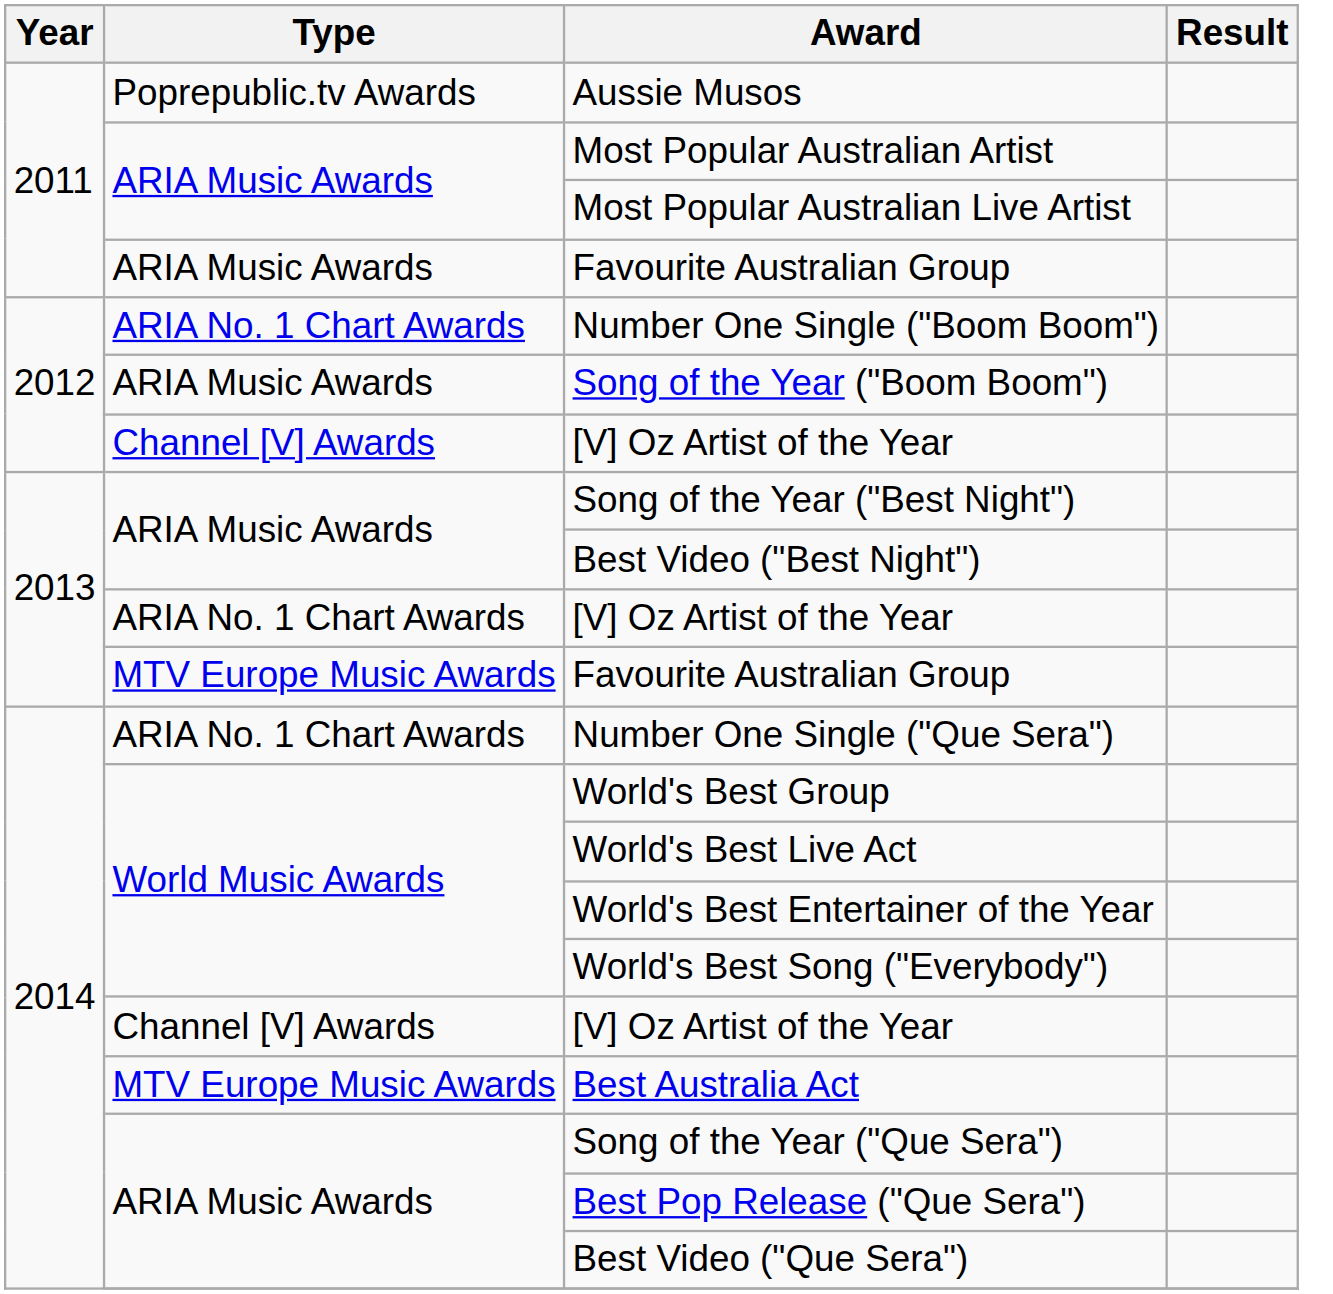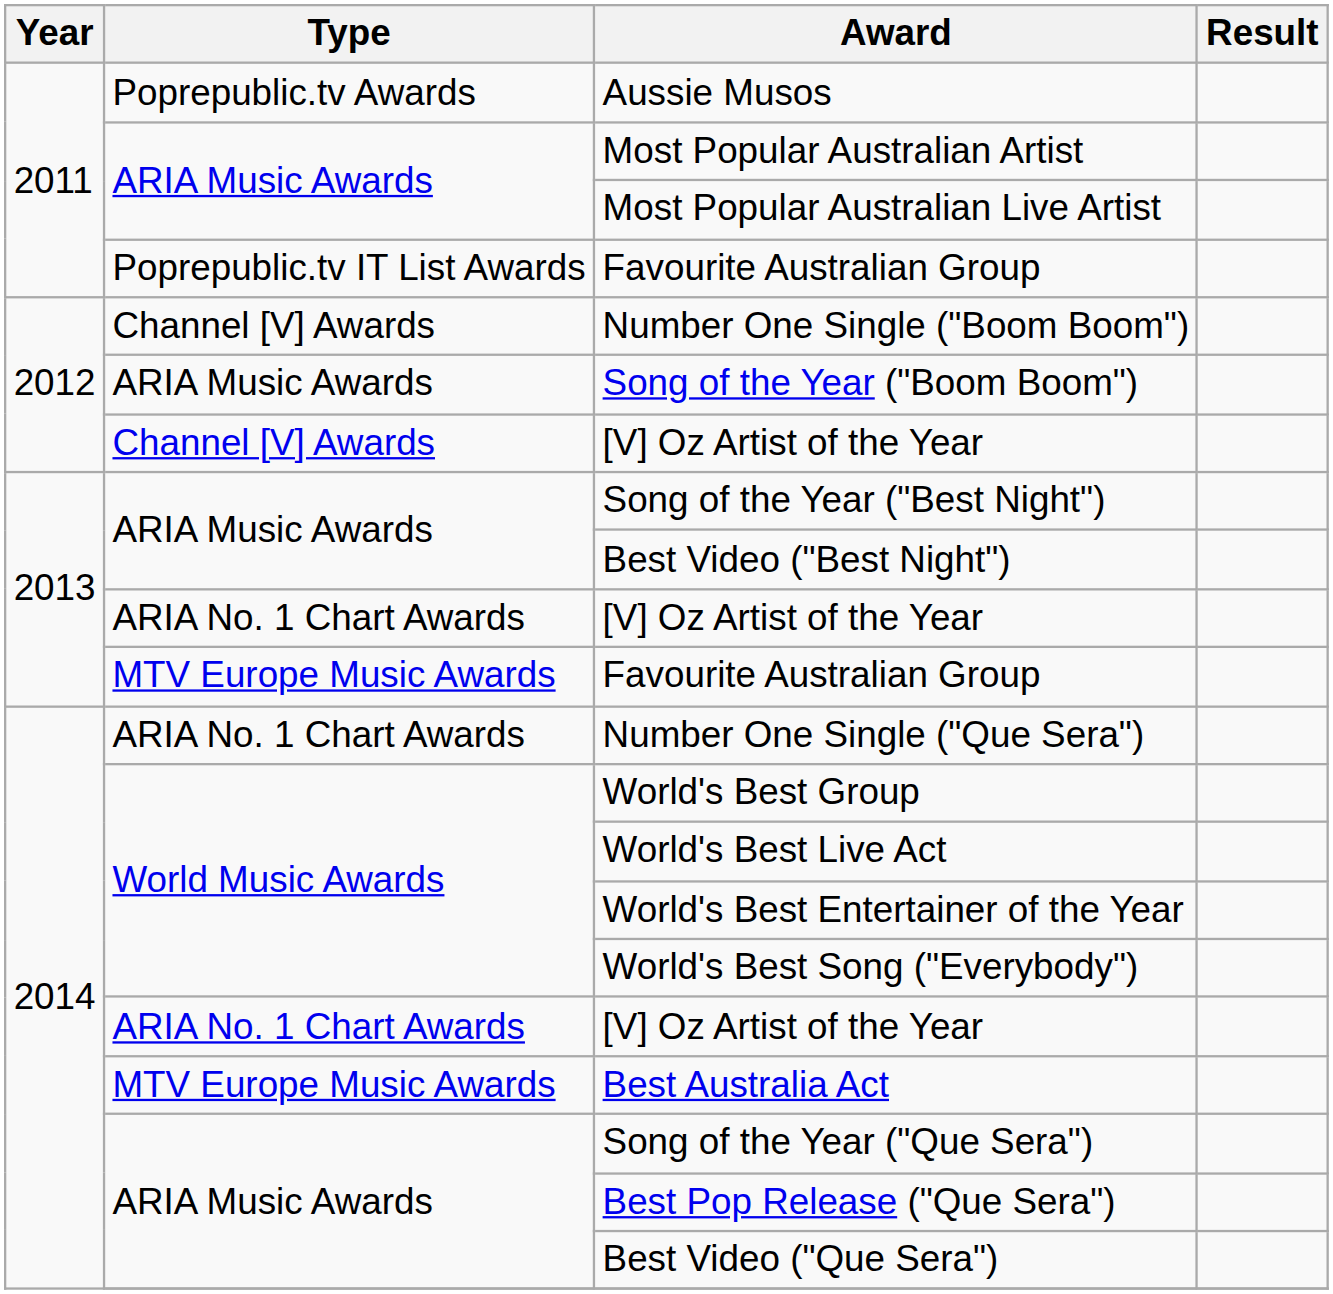(273, 267) ARIA Music Awards -> (349, 267) Poprepublic.tv IT List Awards
(319, 325) ARIA No. 1 Chart Awards -> (274, 325) Channel [V] Awards
(274, 1025) Channel [V] Awards -> (319, 1025) ARIA No. 1 Chart Awards
